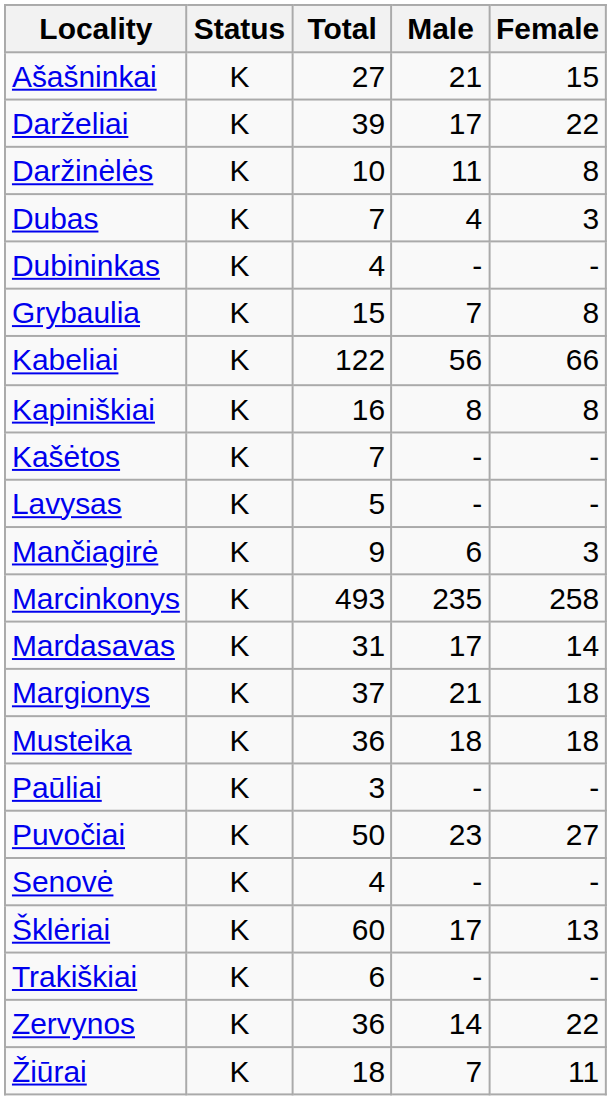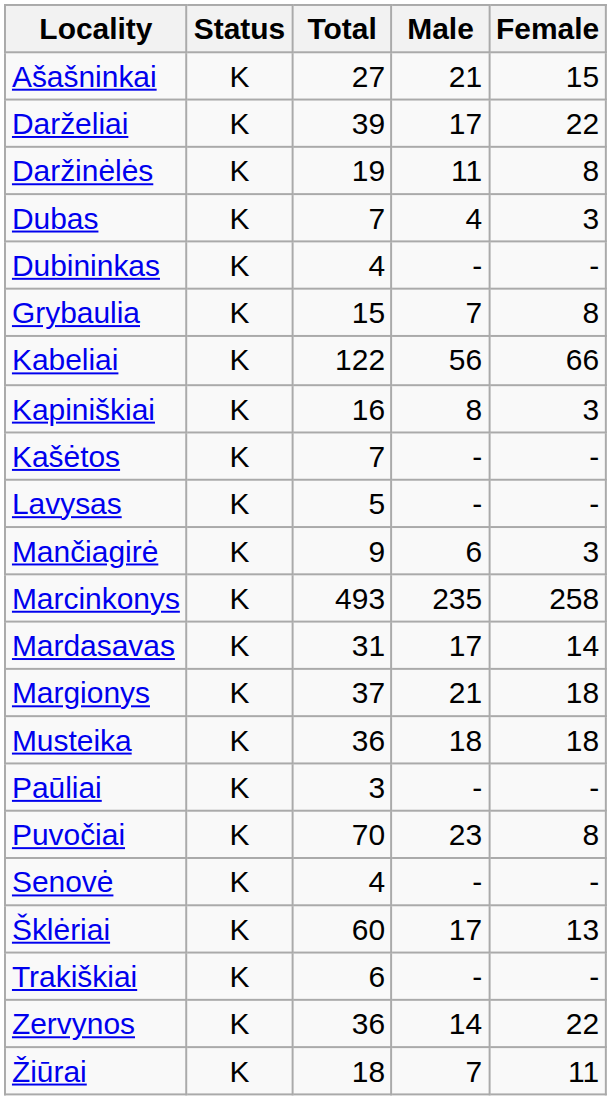(368, 171) 10 -> (368, 171) 19
(591, 408) 8 -> (591, 408) 3
(368, 835) 50 -> (368, 835) 70
(583, 835) 27 -> (591, 835) 8
